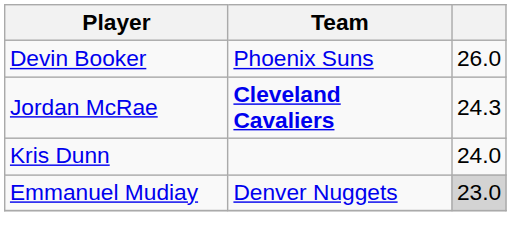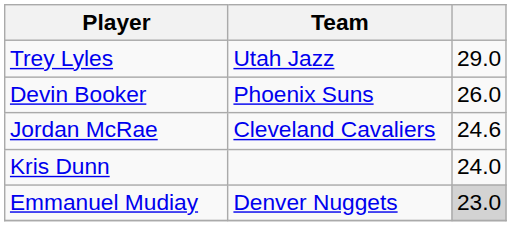+ row: (61, 58)
(287, 107) bold -> (334, 130) normal
(479, 107) 24.3 -> (479, 130) 24.6
